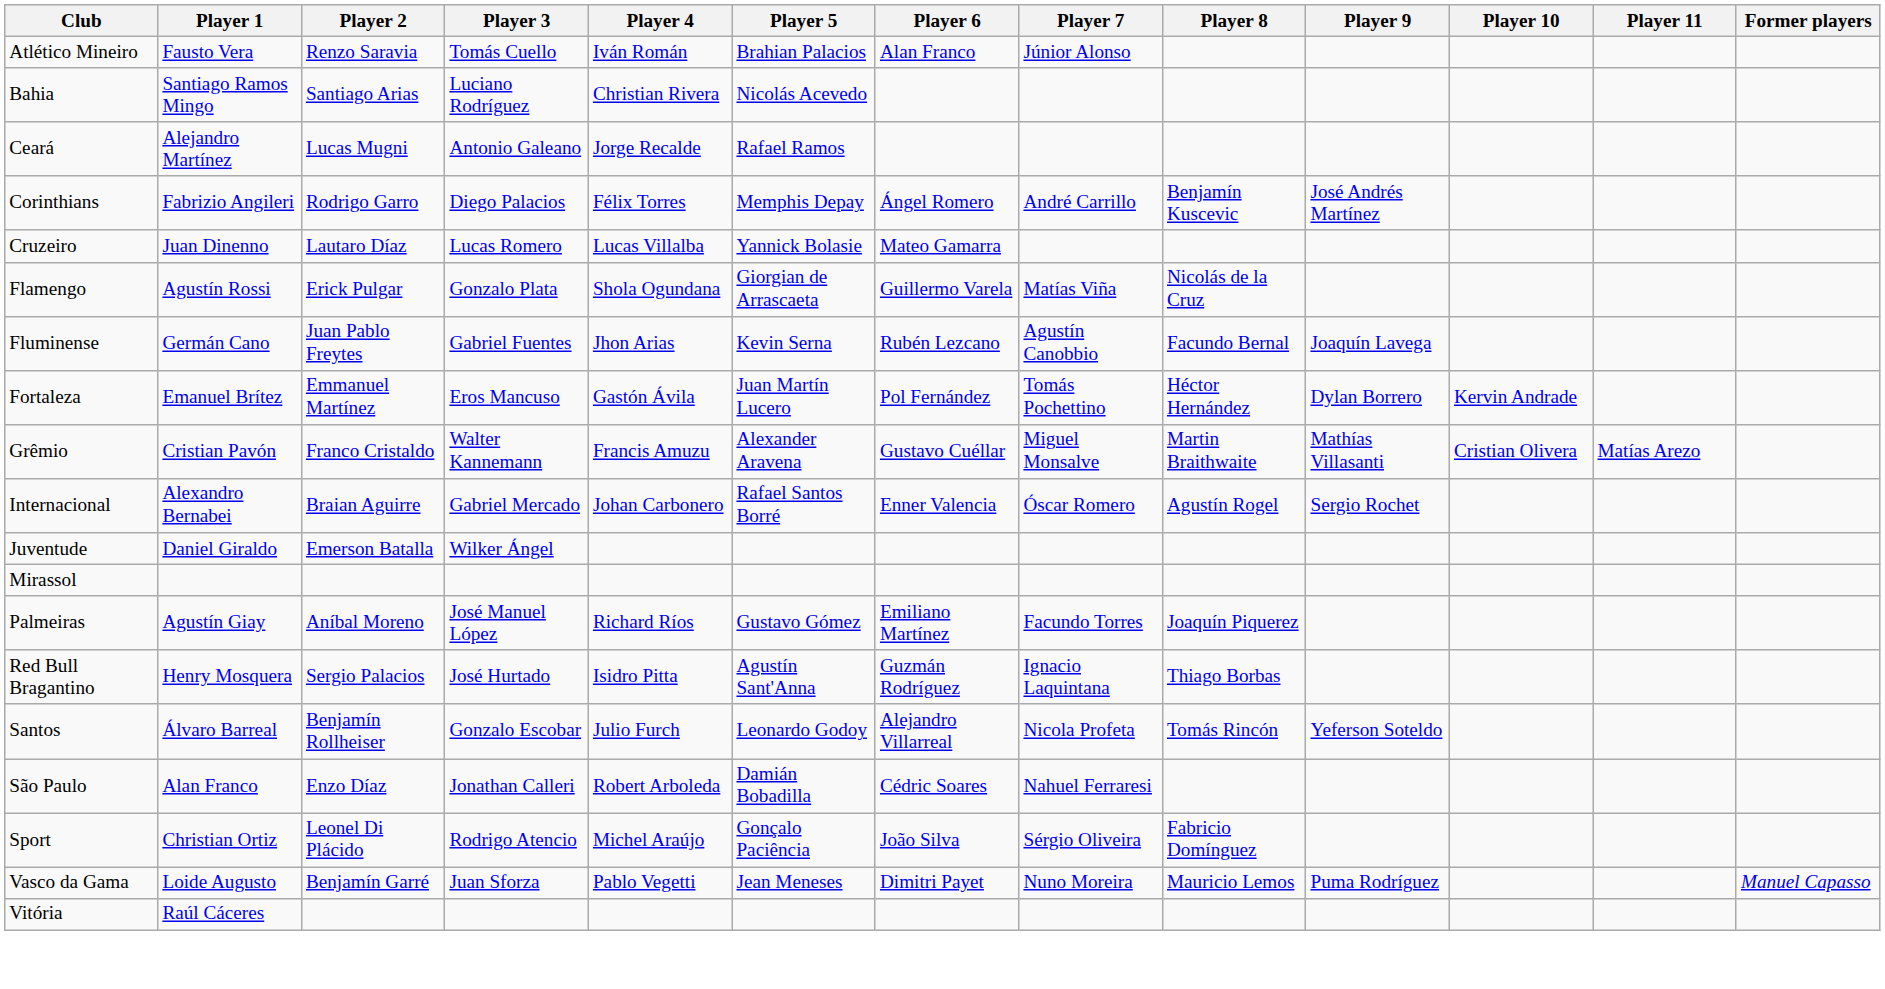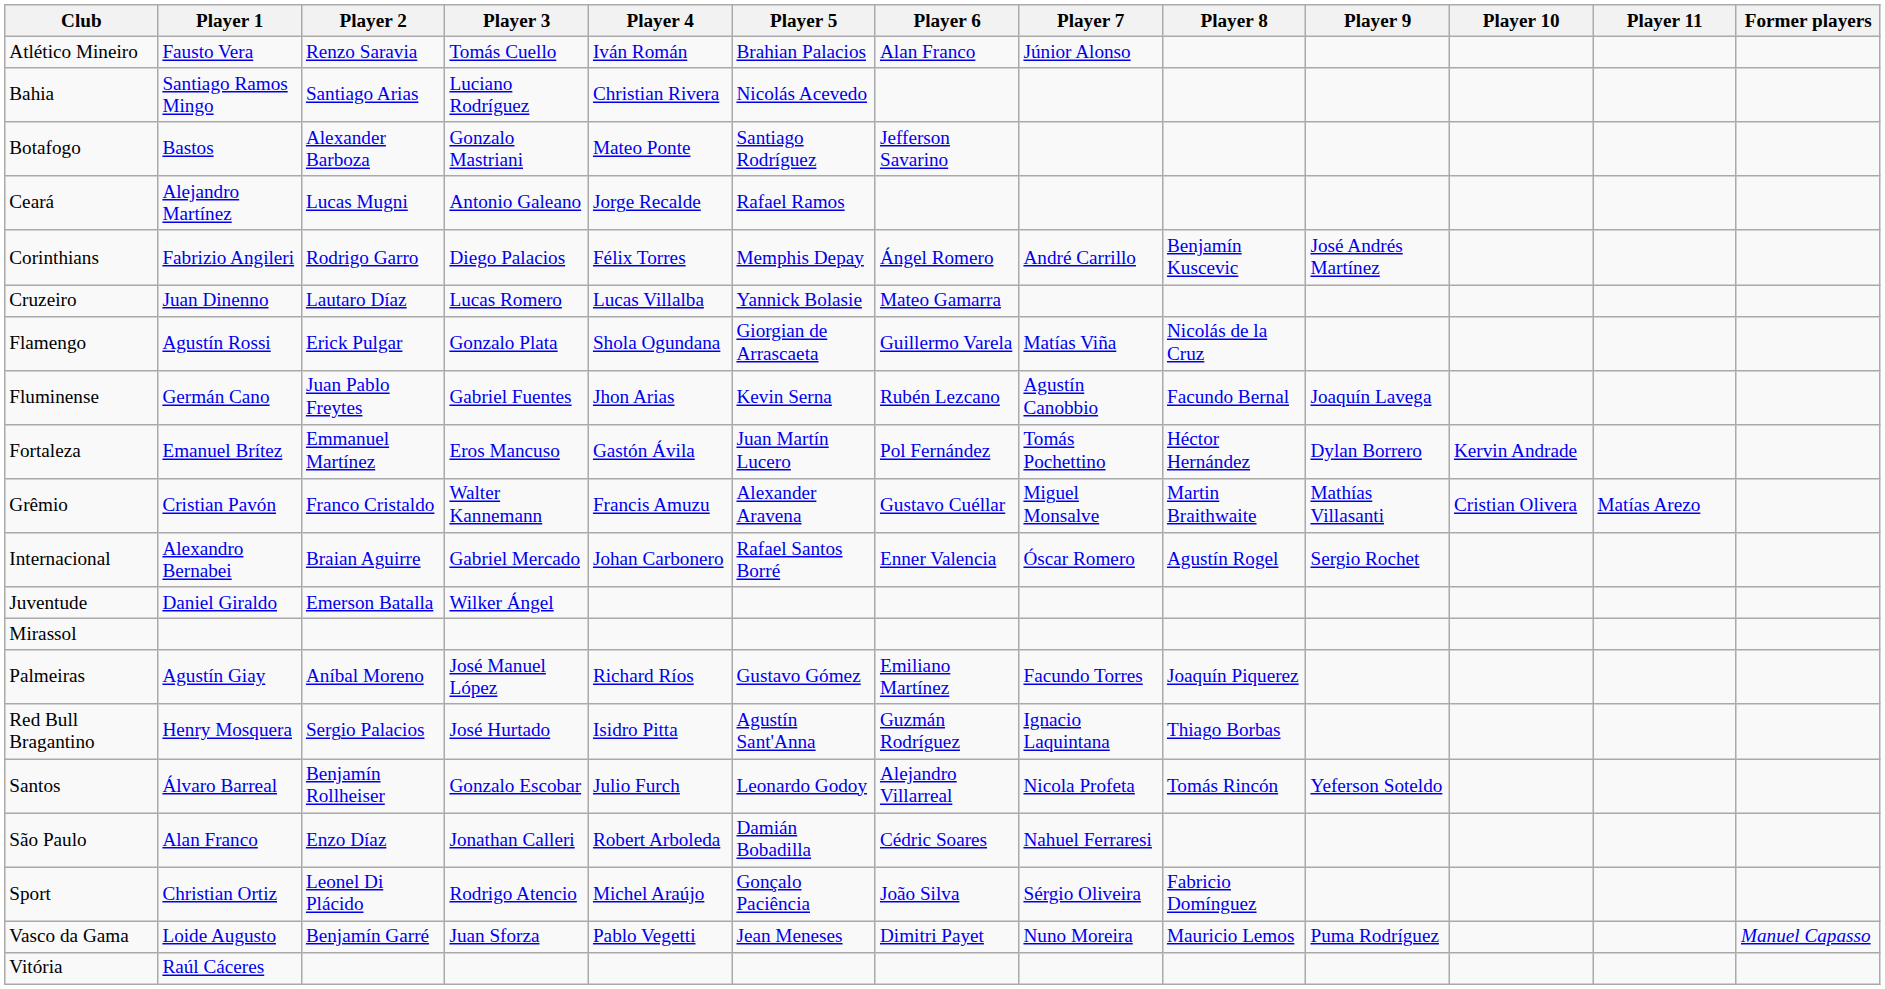+ row: (45, 148)
